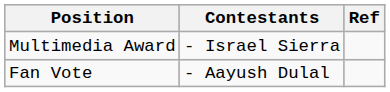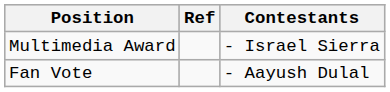columns swapped: (262, 18) <-> (364, 18)
